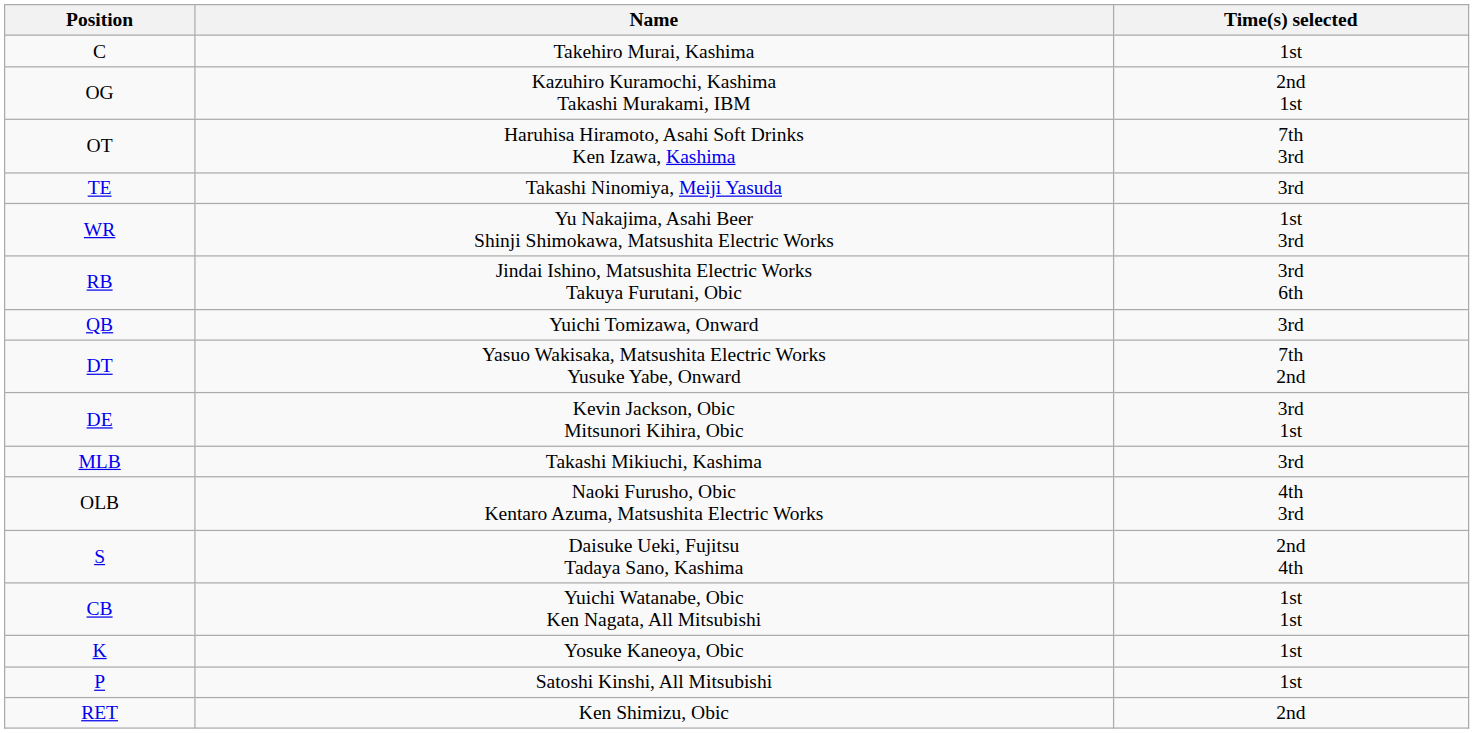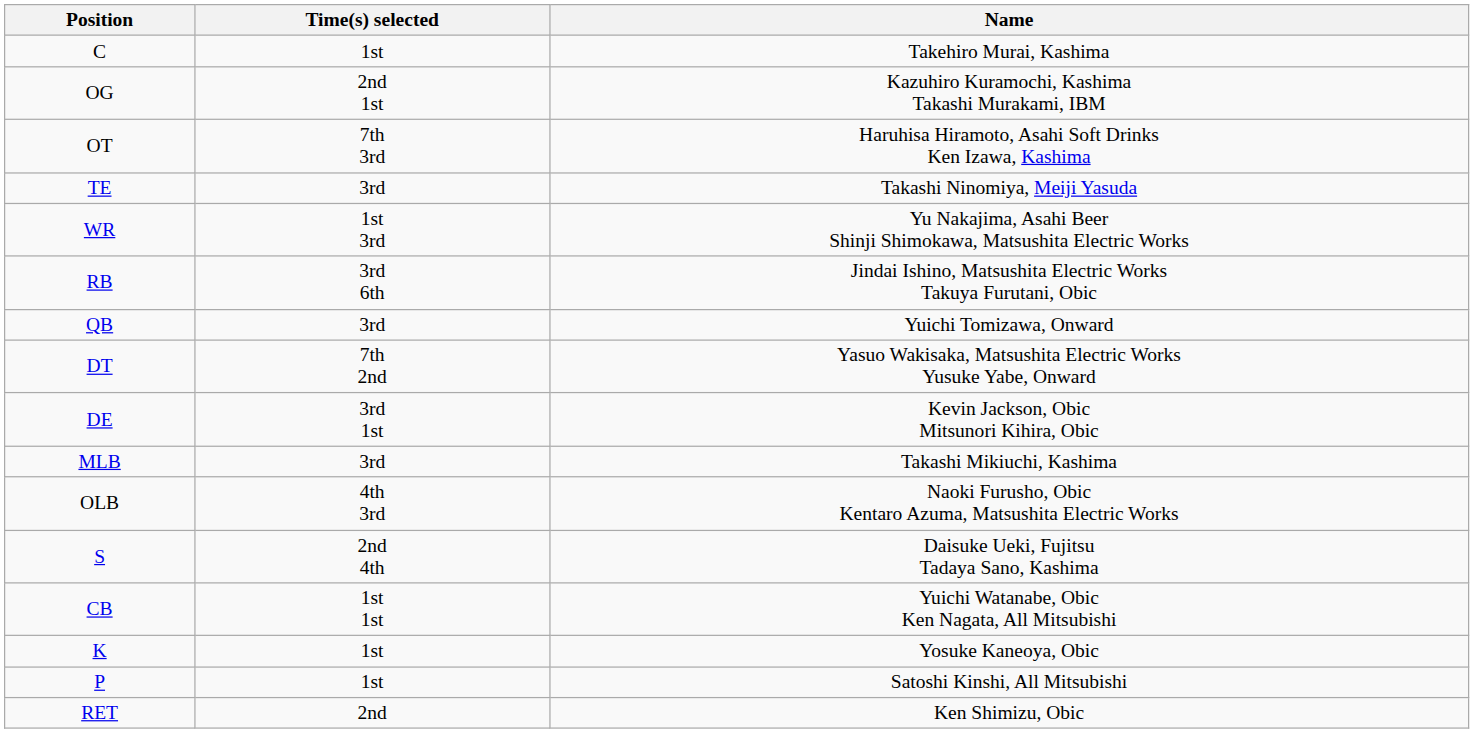columns swapped: (654, 19) <-> (1291, 19)
